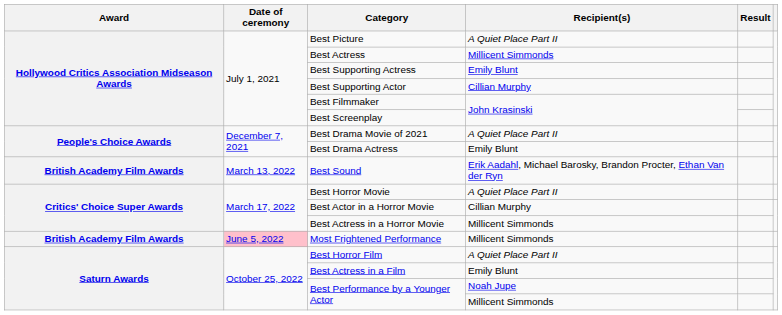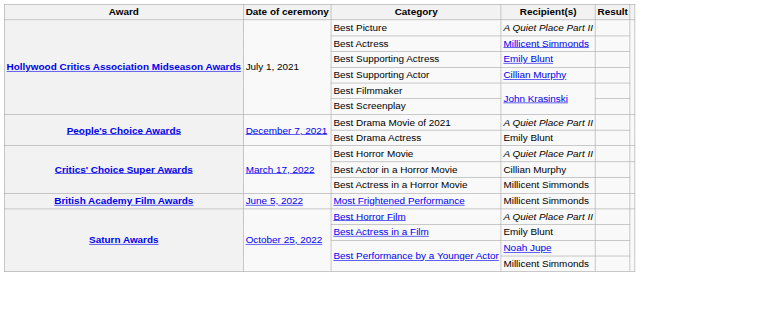- row: (336, 170)
(255, 239) pink background -> (274, 201) no background
